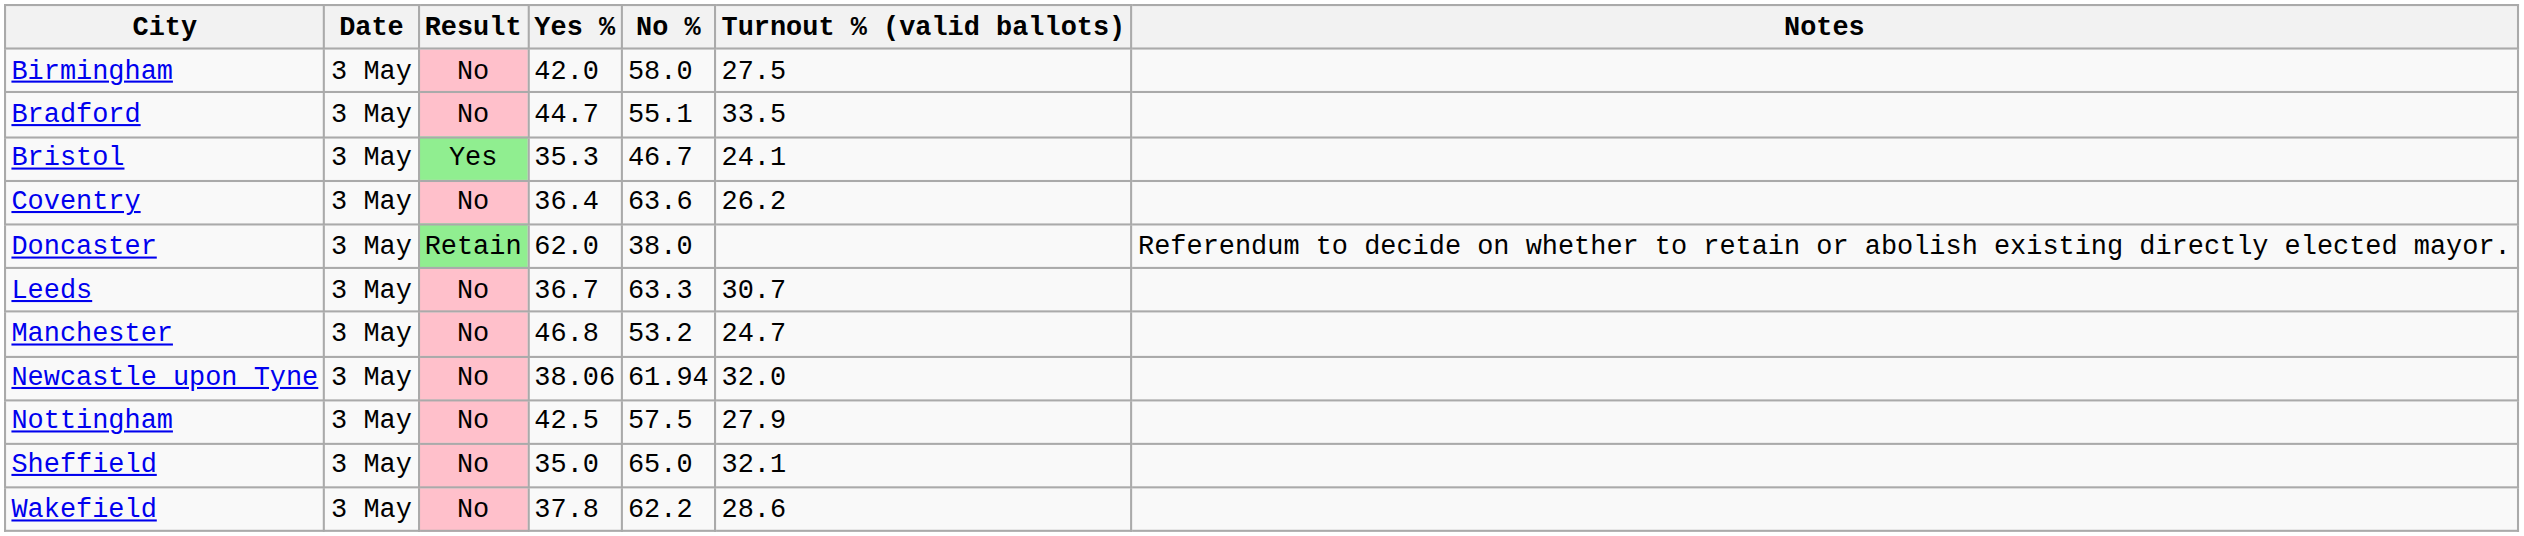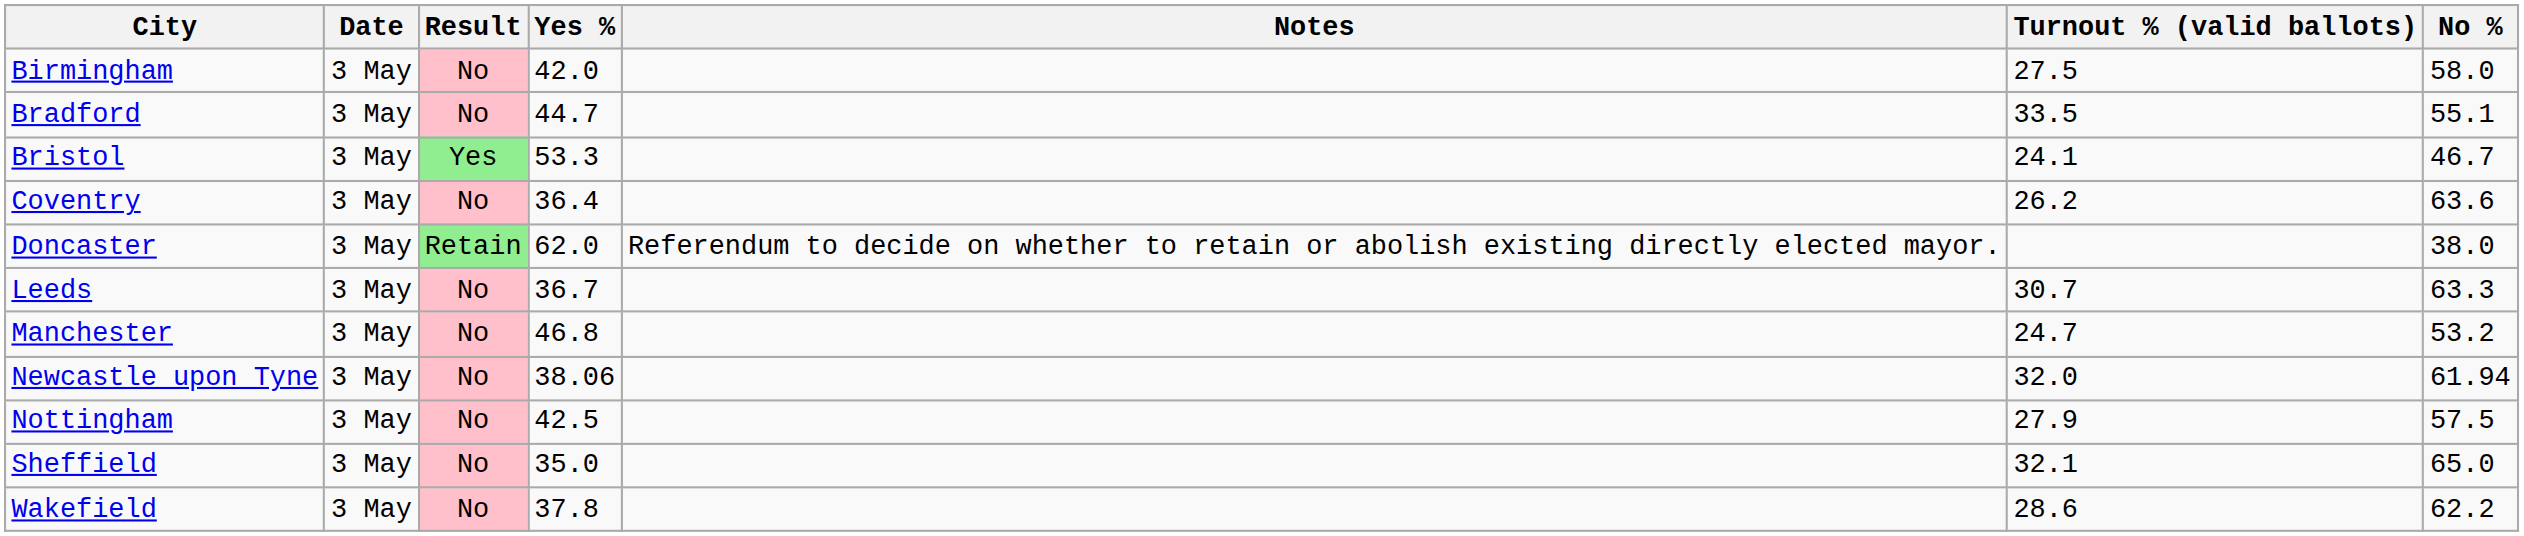columns swapped: (668, 27) <-> (1824, 27)
(567, 159) 35.3 -> (567, 159) 53.3
